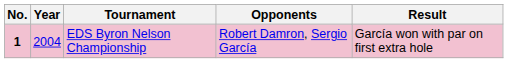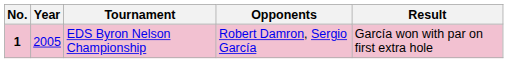(47, 41) 2004 -> (47, 41) 2005
